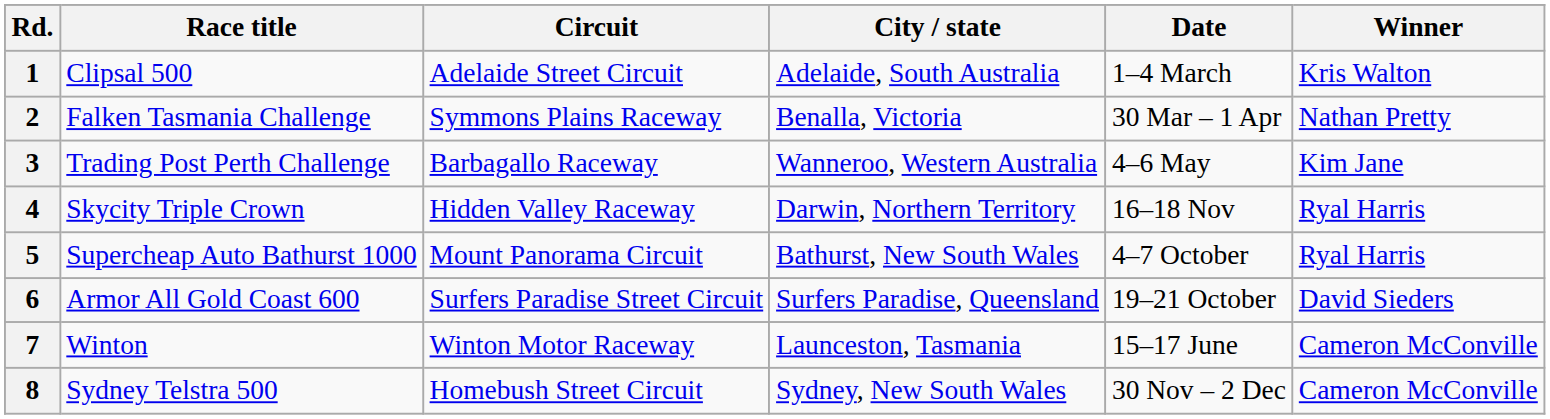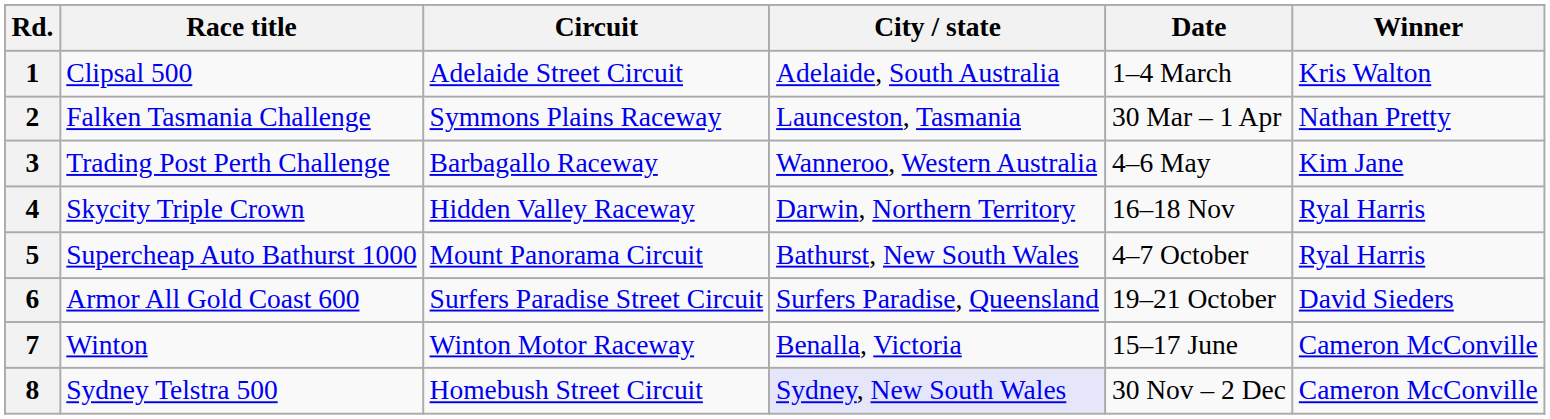(869, 118) Benalla, Victoria -> (899, 118) Launceston, Tasmania
(899, 345) Launceston, Tasmania -> (869, 345) Benalla, Victoria
(921, 390) no background -> (921, 390) lavender background
